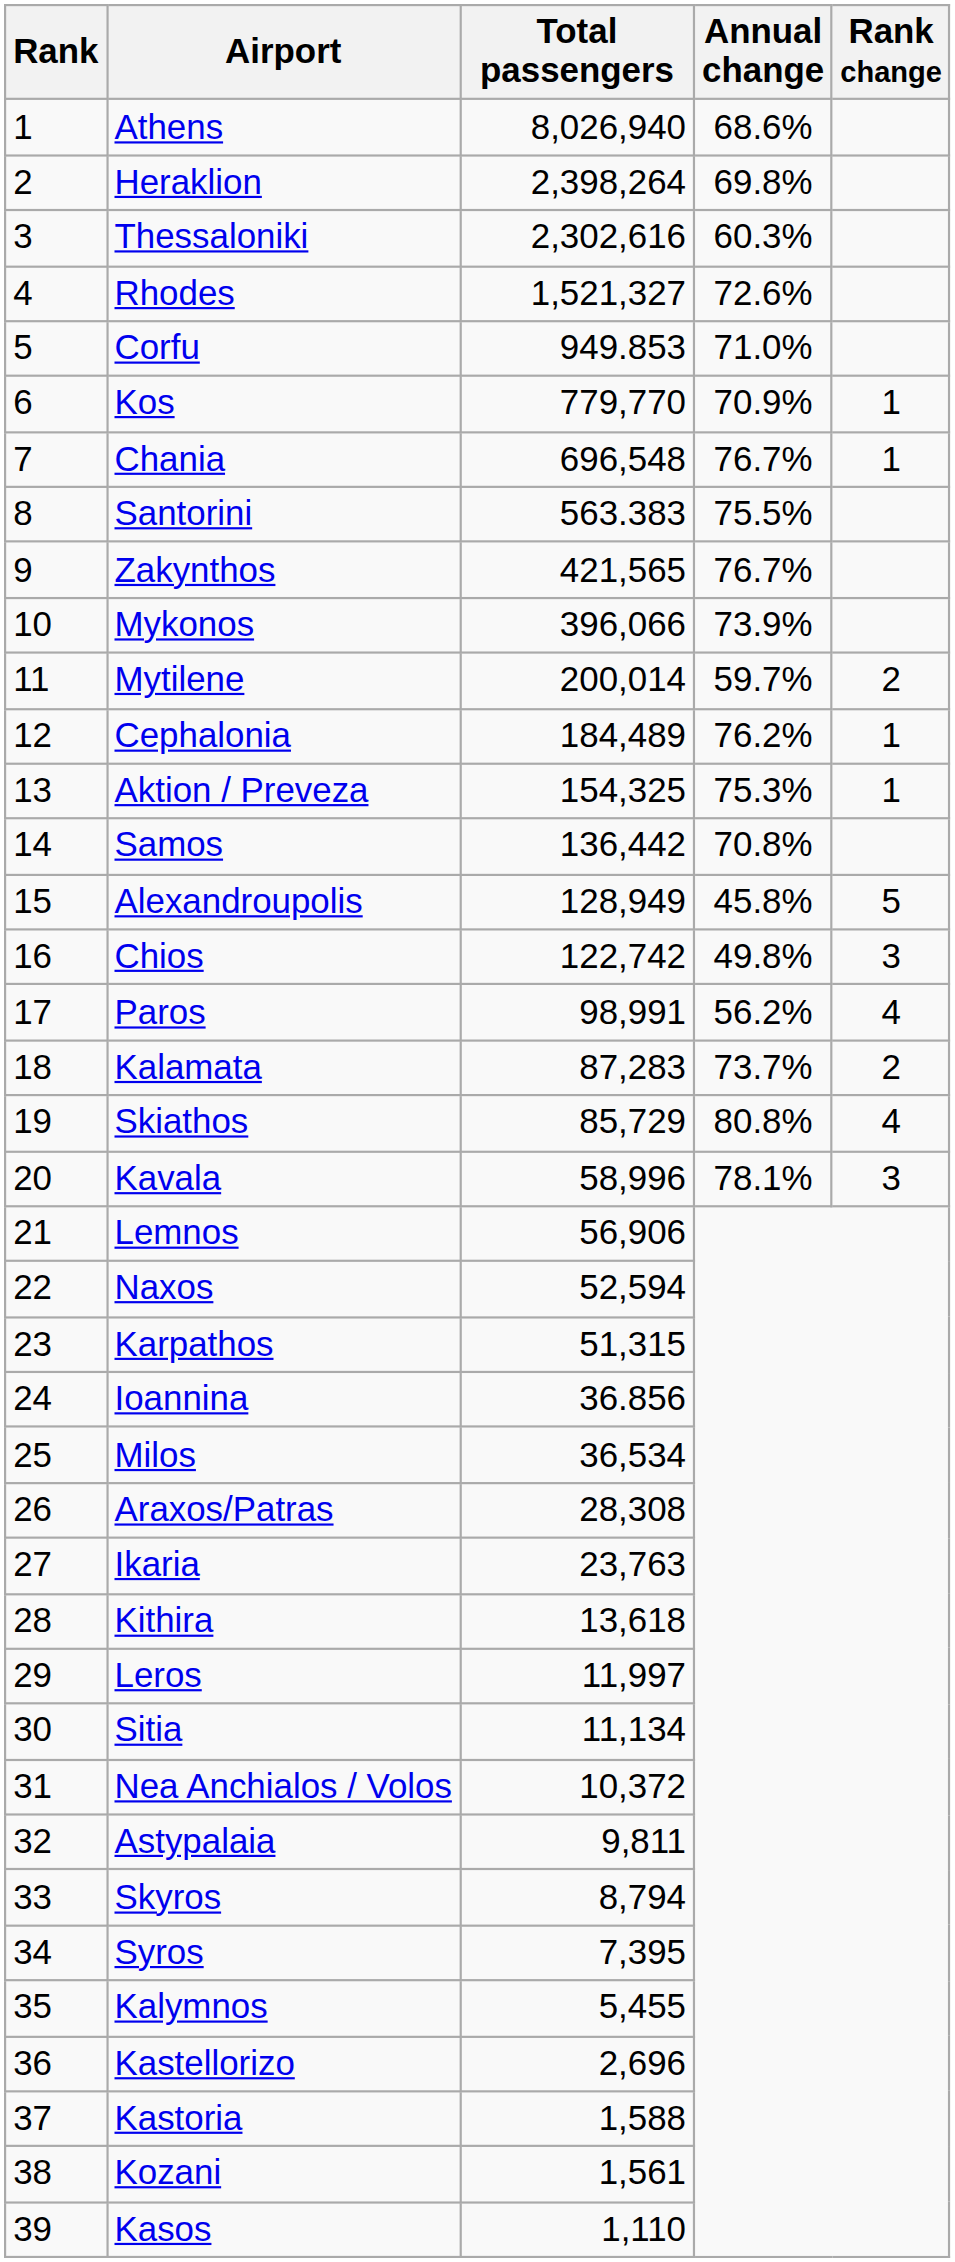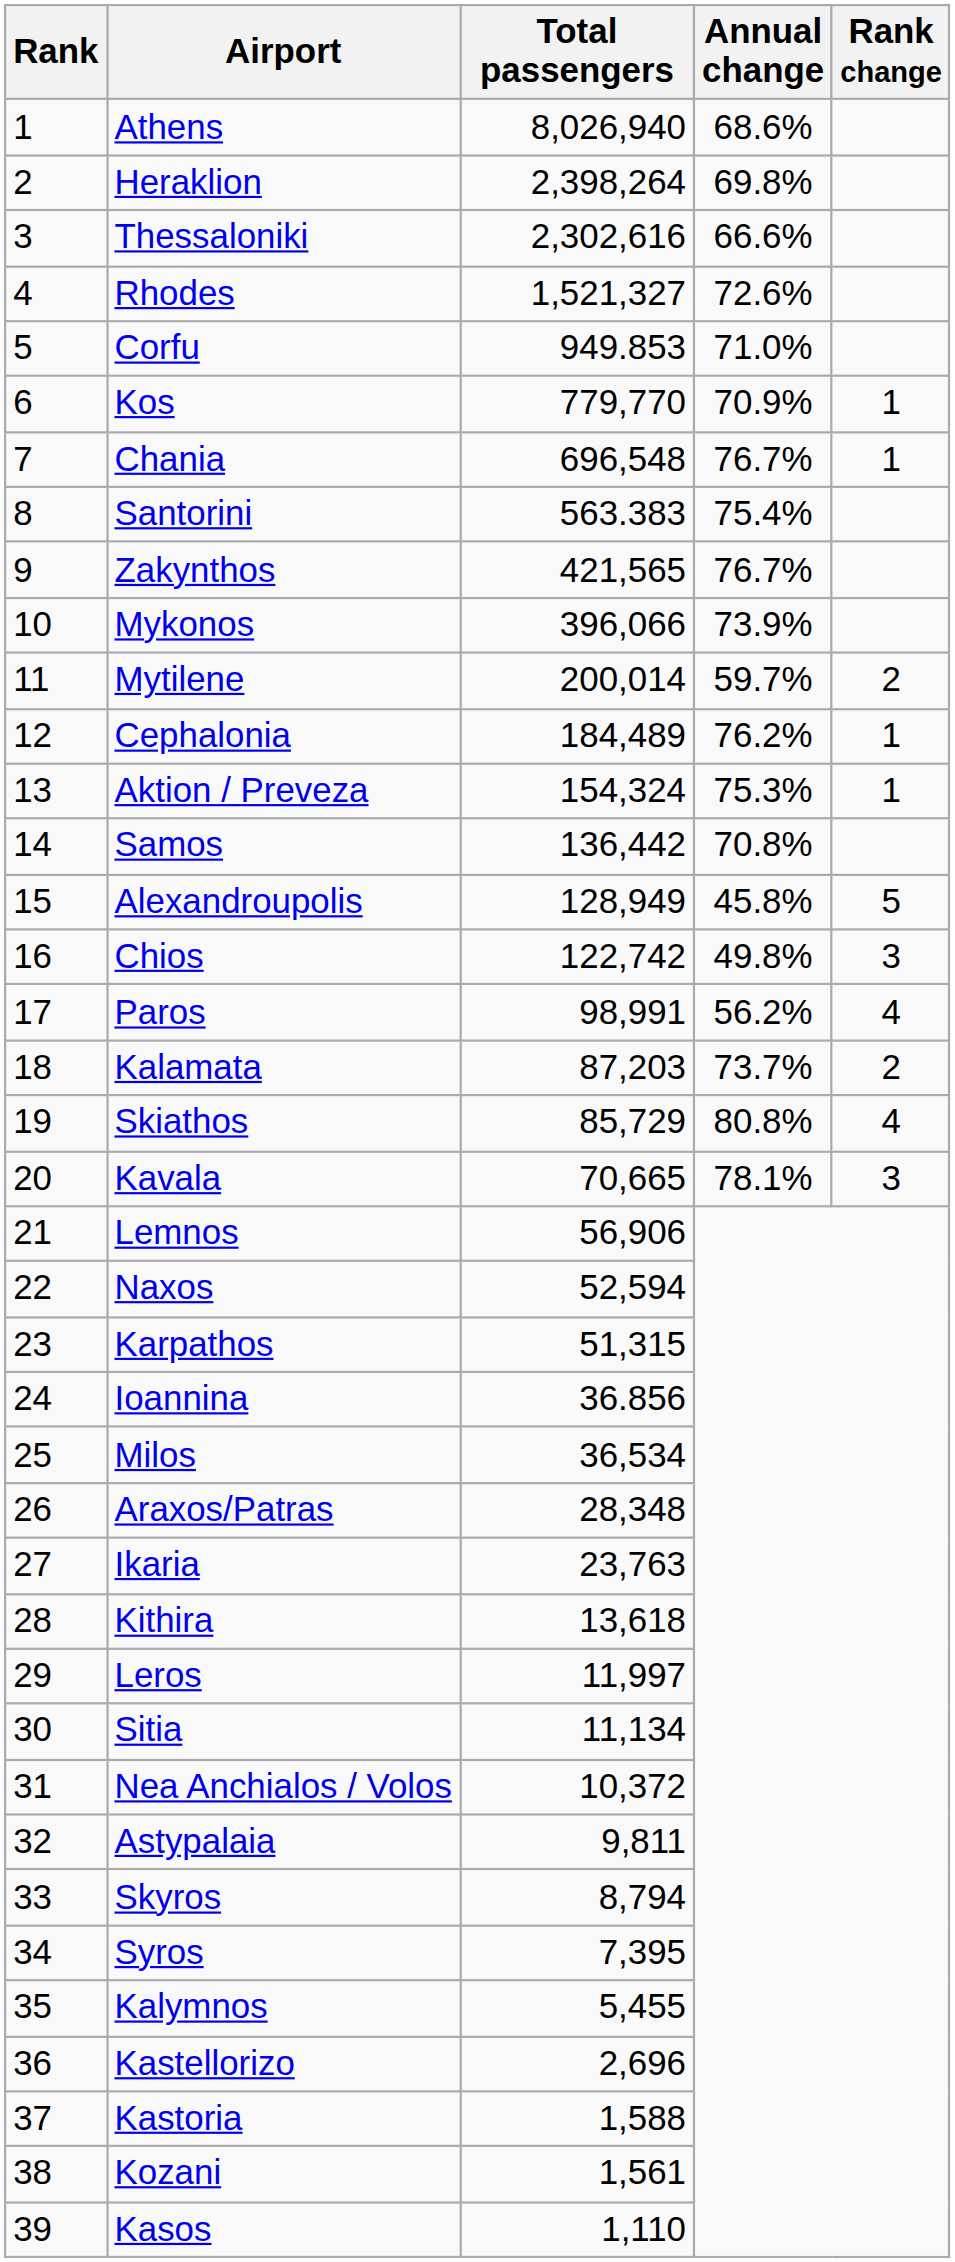(763, 237) 60.3% -> (763, 237) 66.6%
(763, 513) 75.5% -> (763, 513) 75.4%
(623, 790) 154,325 -> (623, 790) 154,324
(633, 1067) 87,283 -> (633, 1067) 87,203
(633, 1177) 58,996 -> (633, 1177) 70,665
(633, 1509) 28,308 -> (633, 1509) 28,348
